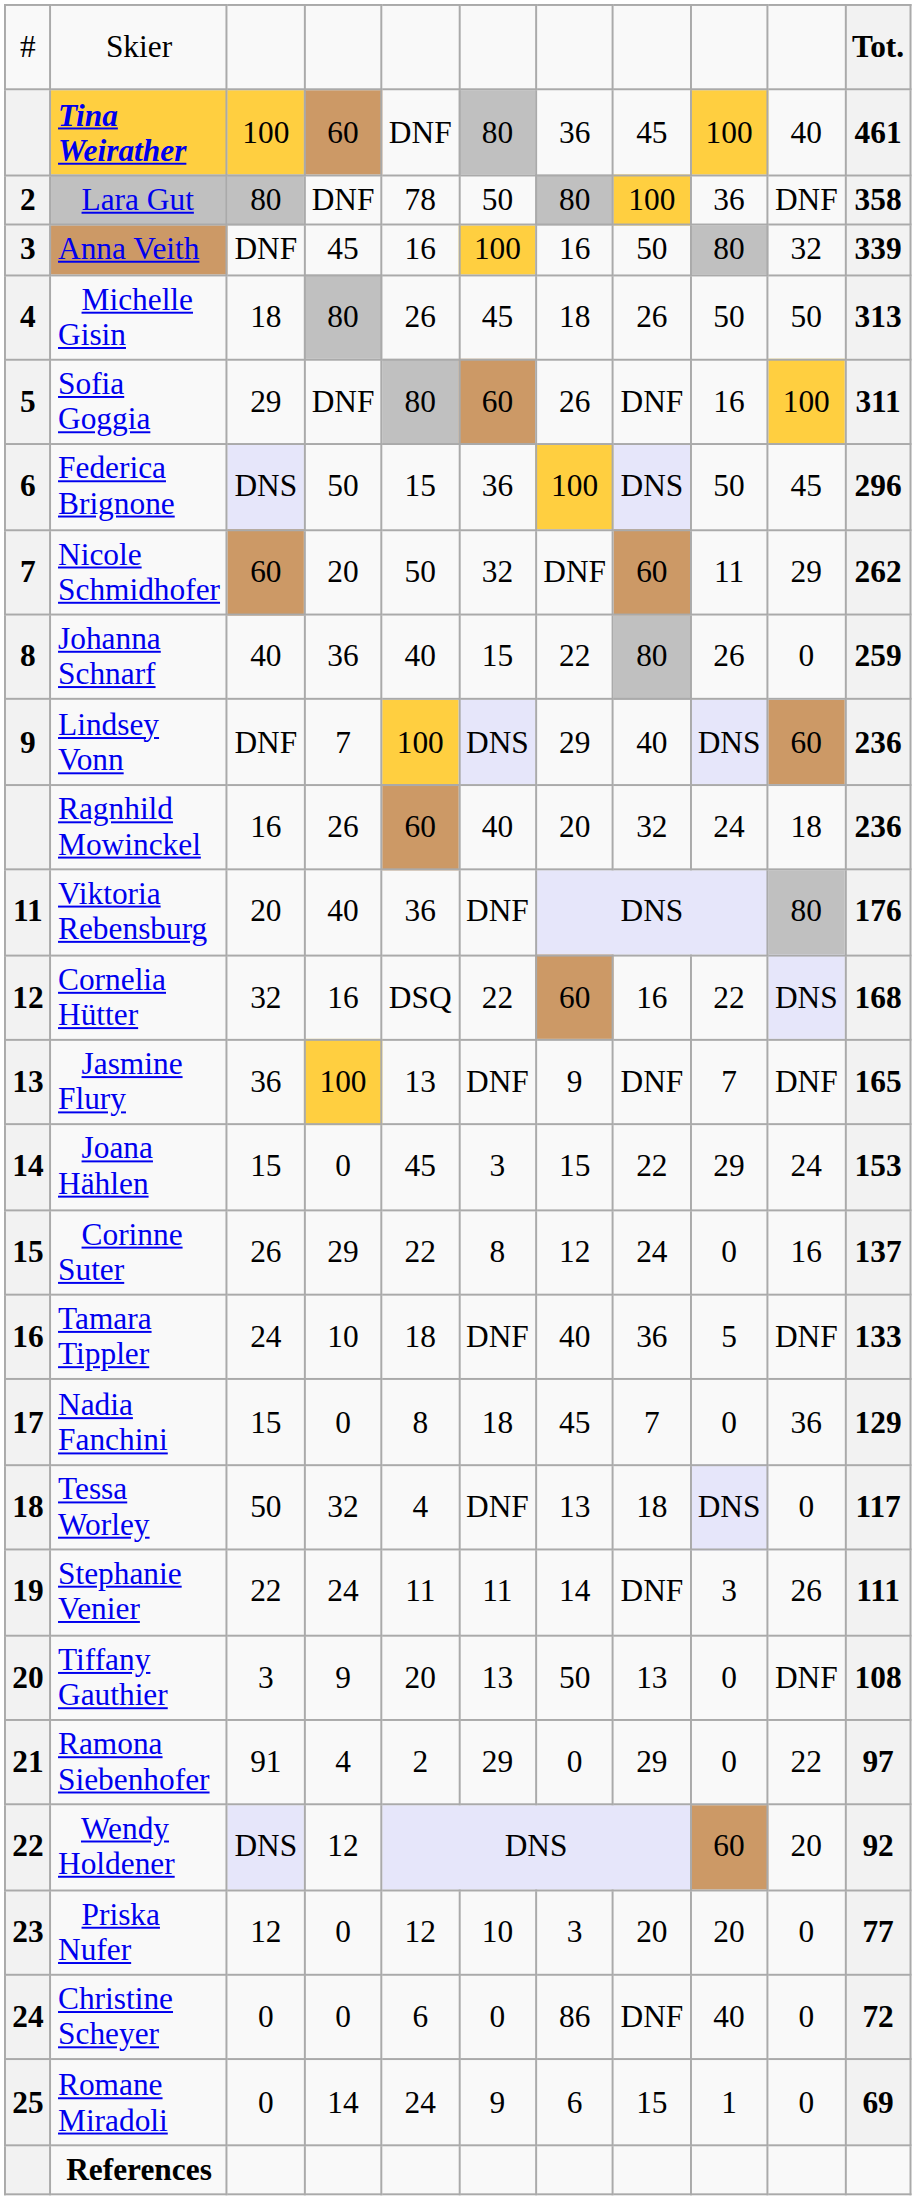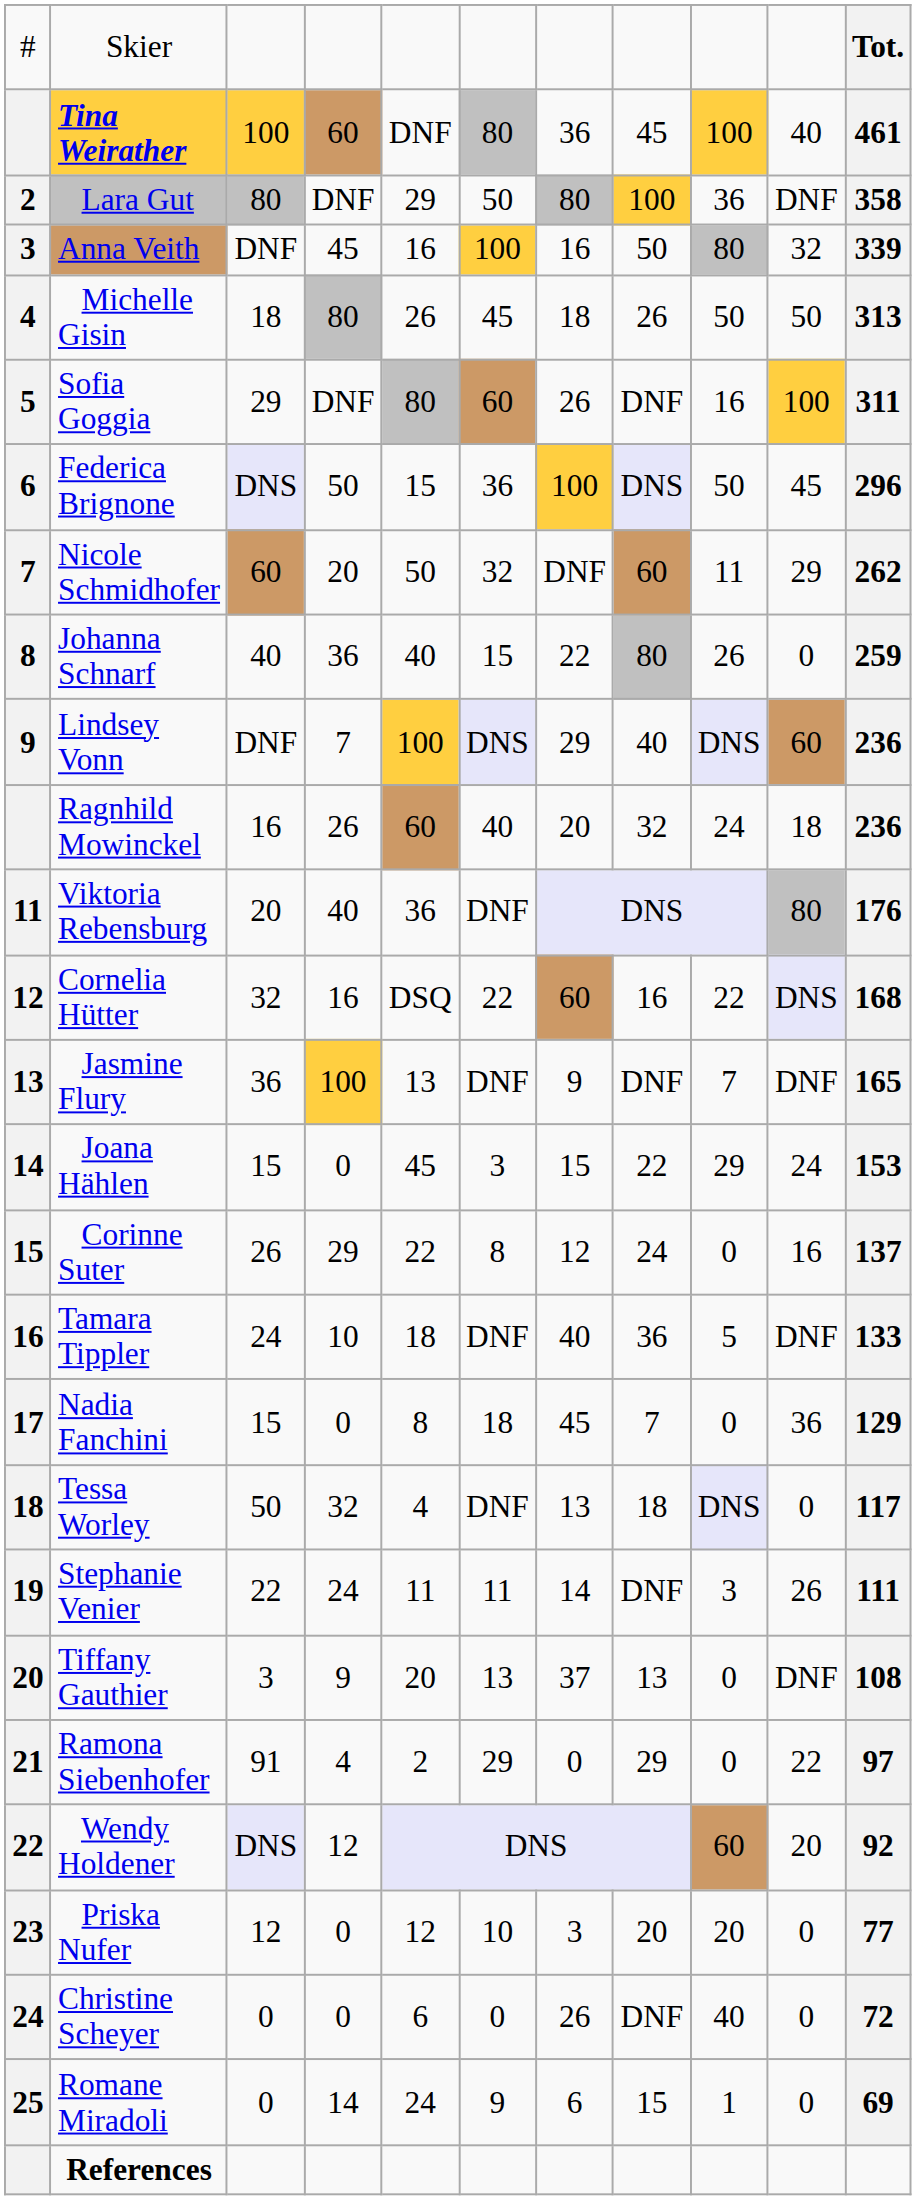(420, 199) 78 -> (420, 199) 29
(575, 1676) 50 -> (575, 1676) 37
(575, 2016) 86 -> (575, 2016) 26
